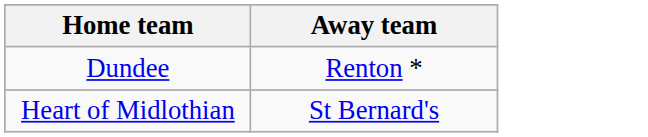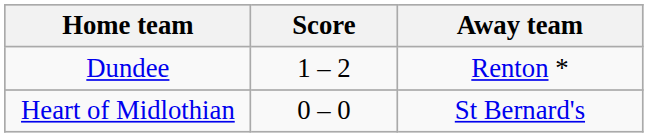+ column: (324, 25)
